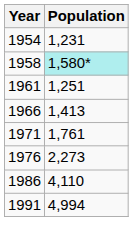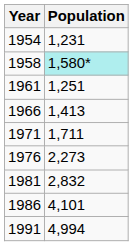(66, 134) 1,761 -> (66, 134) 1,711
+ row: (24, 181)
(66, 181) 4,110 -> (66, 205) 4,101
